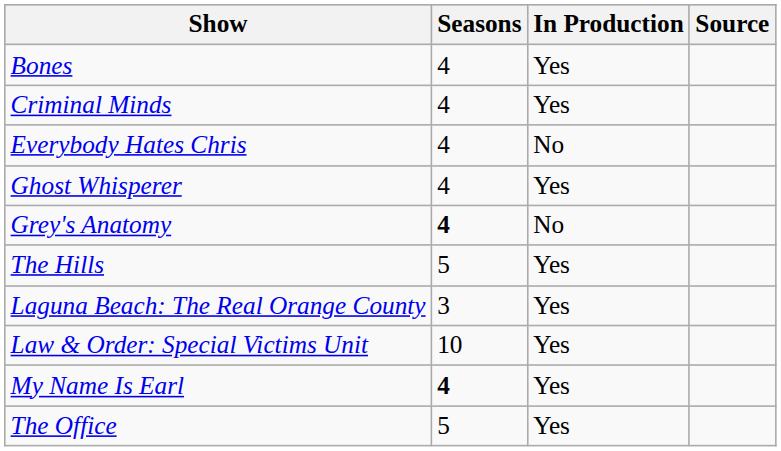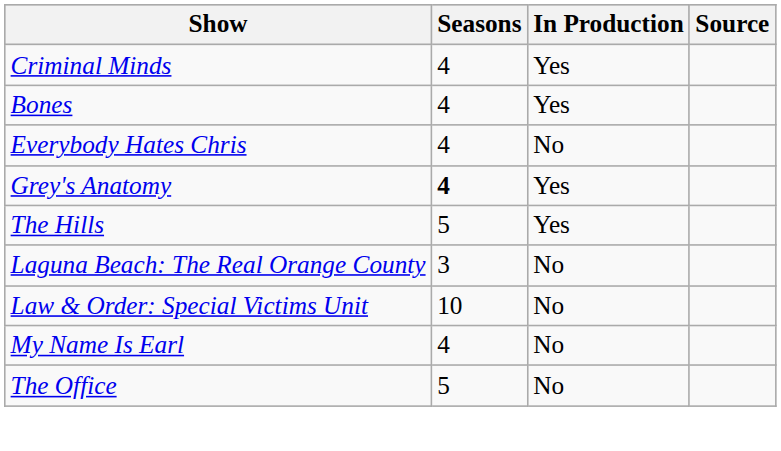rows swapped: (42, 64) <-> (91, 104)
- row: (96, 184)
(549, 225) No -> (552, 184) Yes
(552, 305) Yes -> (549, 265) No
(552, 345) Yes -> (549, 305) No
(444, 385) bold -> (444, 345) normal
(552, 385) Yes -> (549, 345) No
(552, 425) Yes -> (549, 385) No
